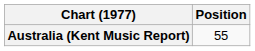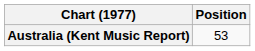(221, 35) 55 -> (221, 35) 53
